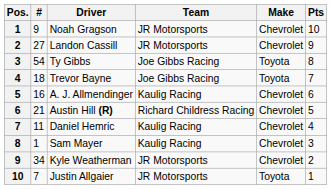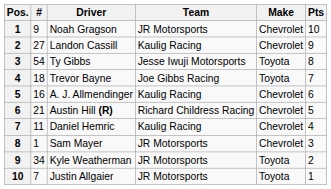(173, 45) JR Motorsports -> (170, 45) Kaulig Racing
(178, 62) Joe Gibbs Racing -> (192, 62) Jesse Iwuji Motorsports
(170, 144) Kaulig Racing -> (173, 144) JR Motorsports
(281, 160) Chevrolet -> (274, 160) Toyota
